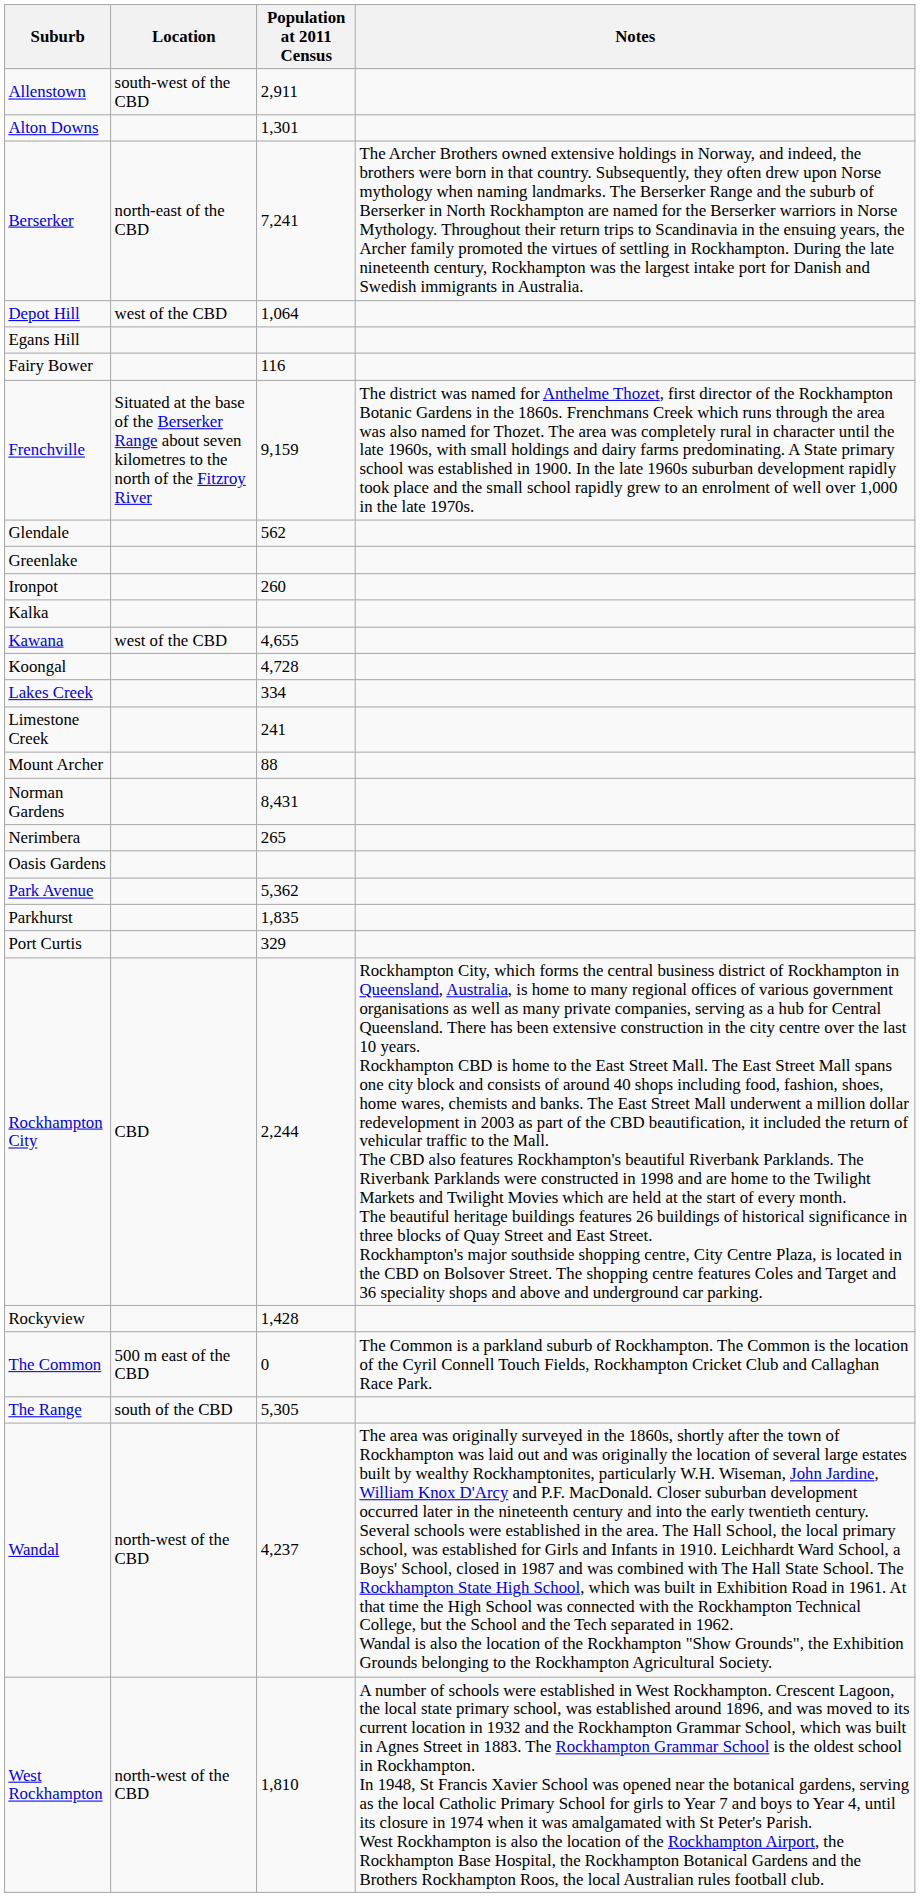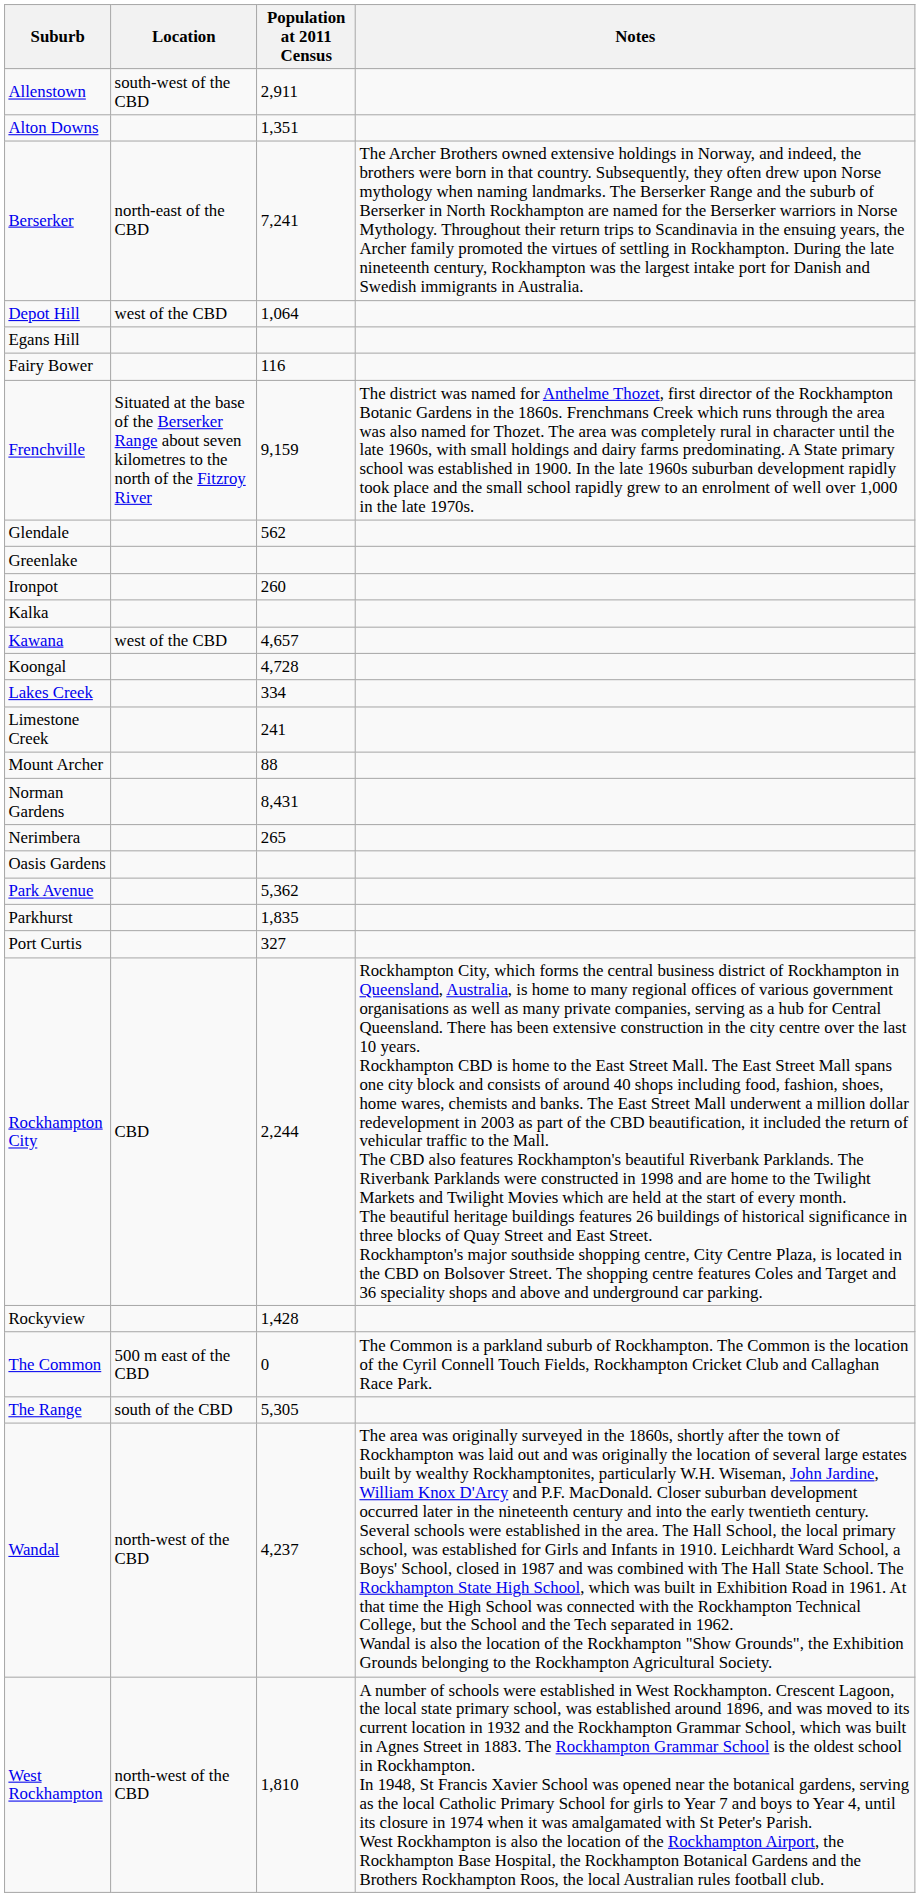(280, 127) 1,301 -> (280, 127) 1,351
(280, 639) 4,655 -> (280, 639) 4,657
(273, 944) 329 -> (273, 944) 327
